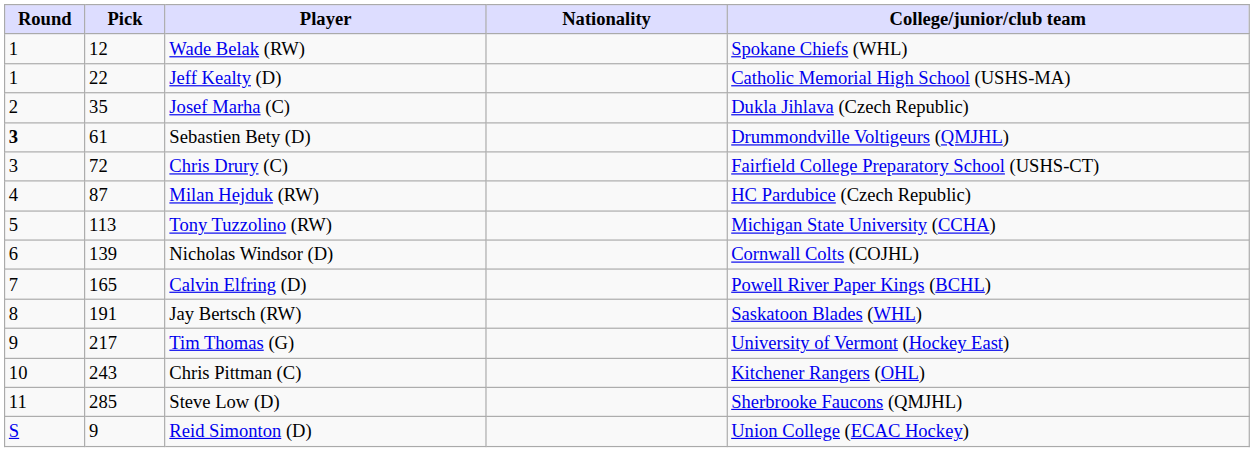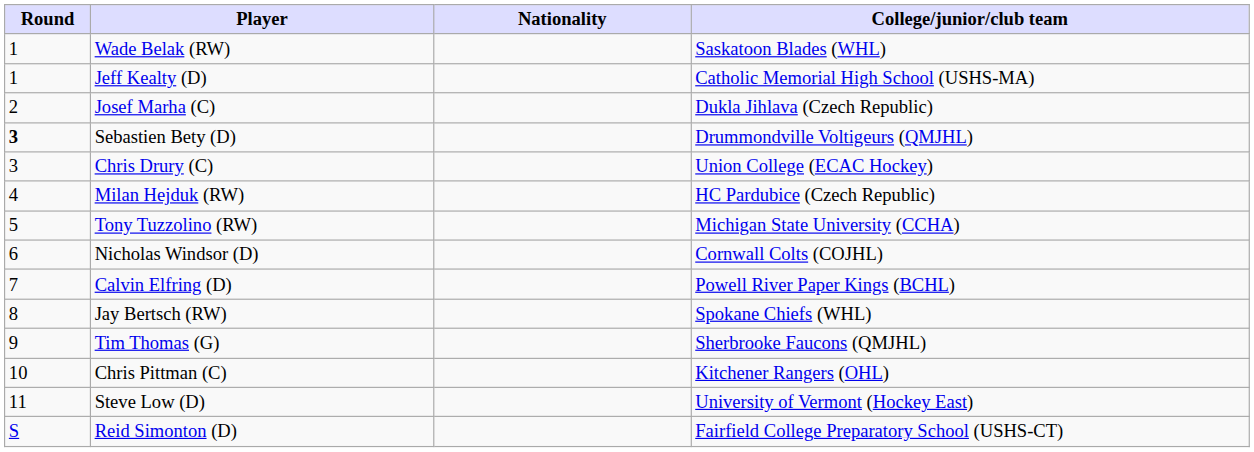- column: (125, 19)
(819, 48) Spokane Chiefs (WHL) -> (791, 48) Saskatoon Blades (WHL)
(915, 166) Fairfield College Preparatory School (USHS-CT) -> (814, 166) Union College (ECAC Hockey)
(827, 313) Saskatoon Blades (WHL) -> (783, 313) Spokane Chiefs (WHL)
(870, 343) University of Vermont (Hockey East) -> (811, 343) Sherbrooke Faucons (QMJHL)
(847, 401) Sherbrooke Faucons (QMJHL) -> (834, 401) University of Vermont (Hockey East)
(850, 431) Union College (ECAC Hockey) -> (879, 431) Fairfield College Preparatory School (USHS-CT)
